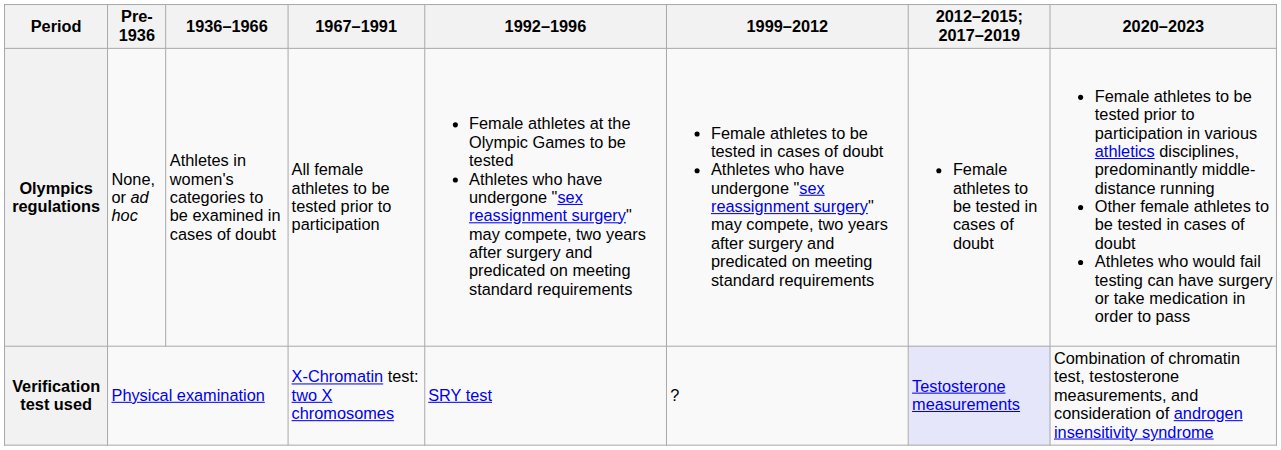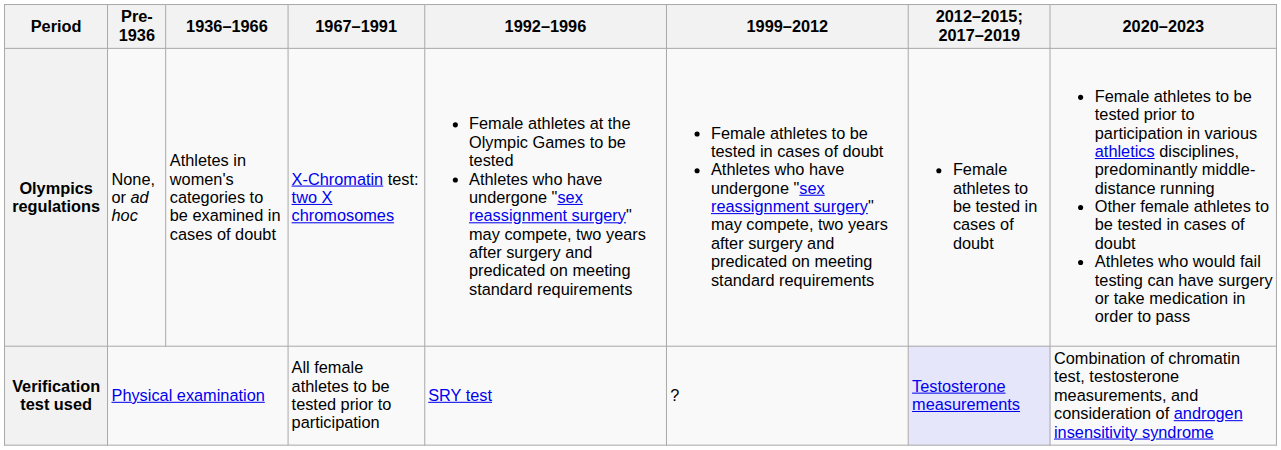(341, 197) All female athletes to be tested prior to participation -> (355, 197) X-Chromatin test: two X chromosomes
(355, 395) X-Chromatin test: two X chromosomes -> (341, 395) All female athletes to be tested prior to participation
